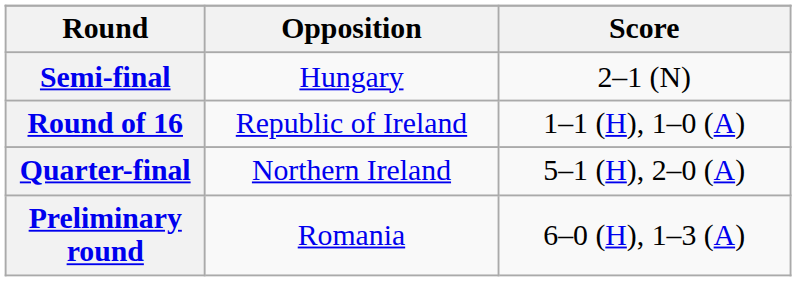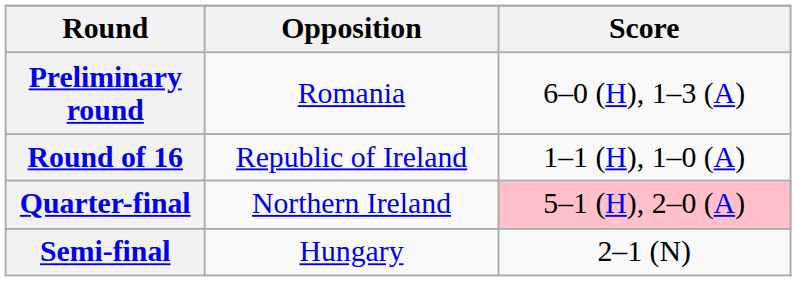rows swapped: (105, 234) <-> (105, 76)
(644, 170) no background -> (644, 203) pink background
